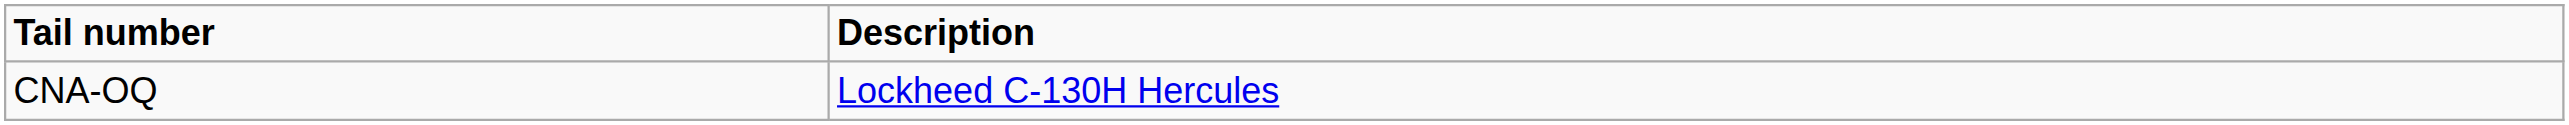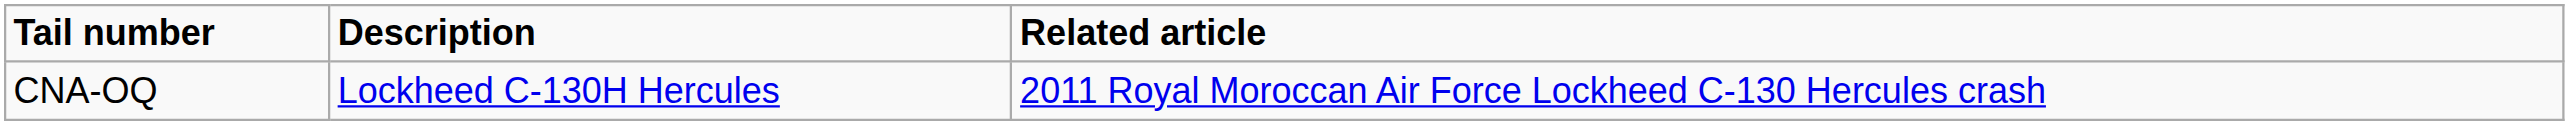+ column: (1143, 33)
